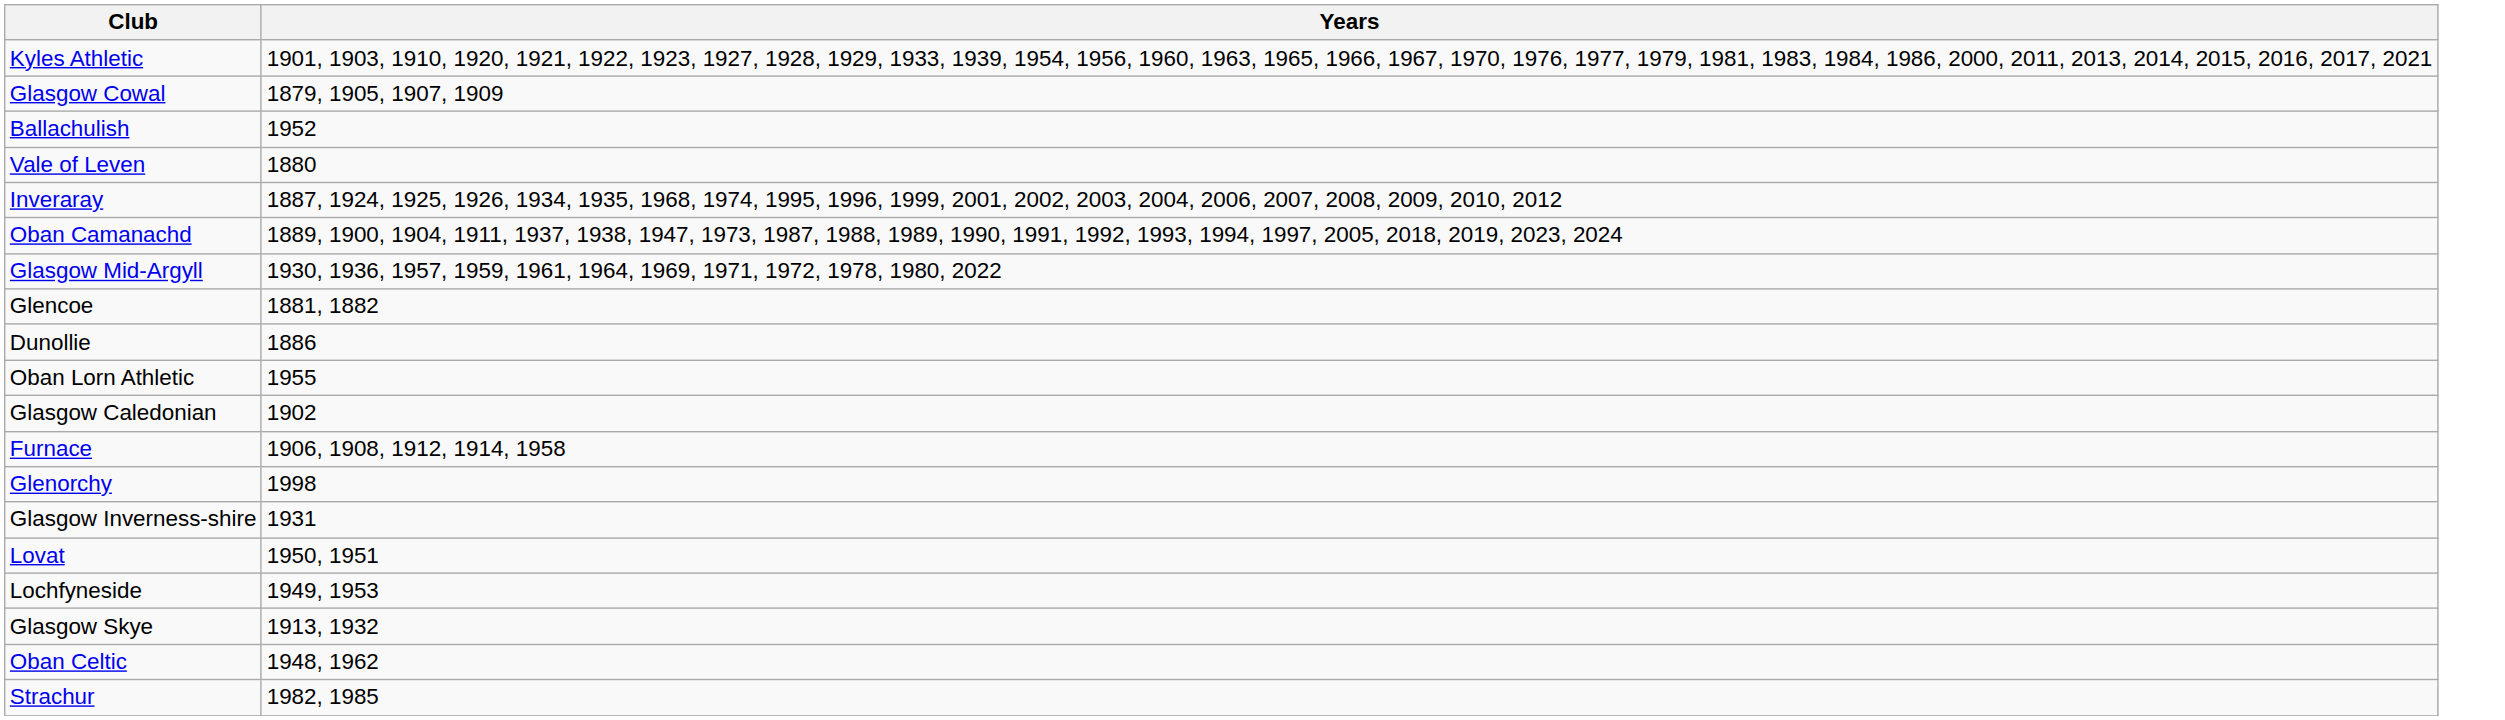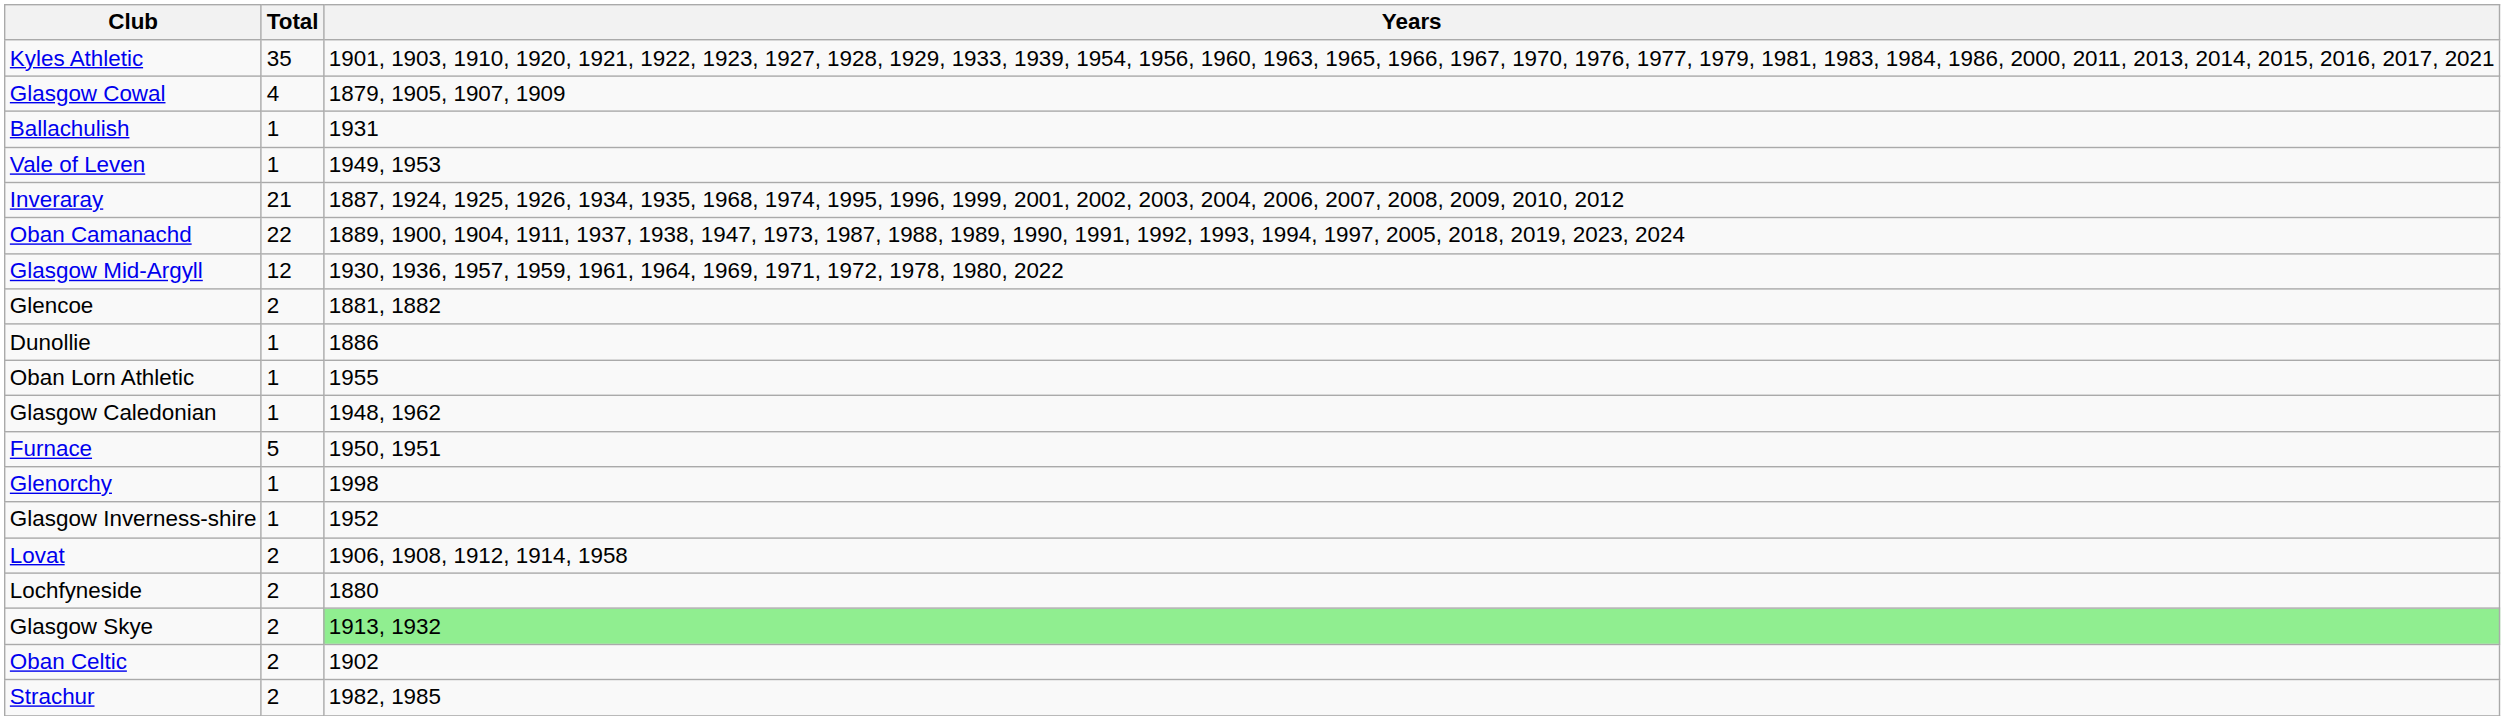+ column: (293, 22)
(292, 128) 1952 -> (354, 128) 1931
(292, 164) 1880 -> (385, 164) 1949, 1953
(292, 413) 1902 -> (385, 413) 1948, 1962
(416, 448) 1906, 1908, 1912, 1914, 1958 -> (385, 448) 1950, 1951
(292, 519) 1931 -> (354, 519) 1952
(323, 555) 1950, 1951 -> (478, 555) 1906, 1908, 1912, 1914, 1958
(323, 590) 1949, 1953 -> (354, 590) 1880
(323, 626) no background -> (385, 626) lightgreen background
(323, 661) 1948, 1962 -> (354, 661) 1902
